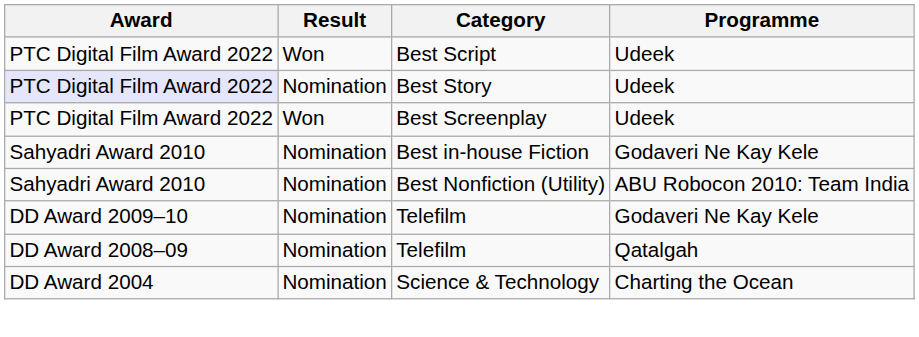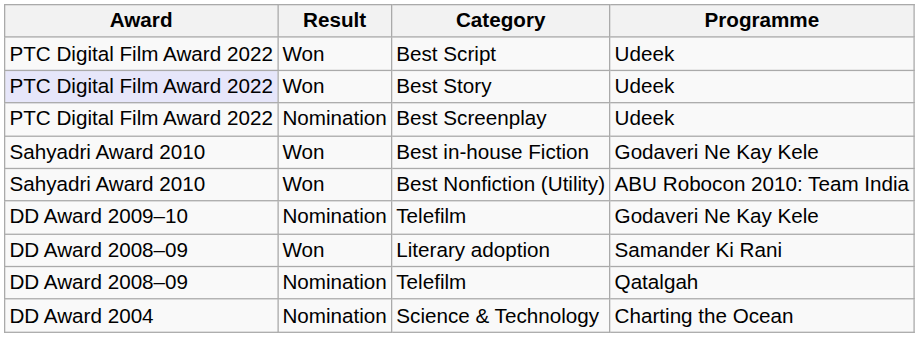(335, 86) Nomination -> (303, 86) Won
(303, 119) Won -> (335, 119) Nomination
(335, 151) Nomination -> (303, 151) Won
(335, 184) Nomination -> (303, 184) Won
+ row: (473, 250)
